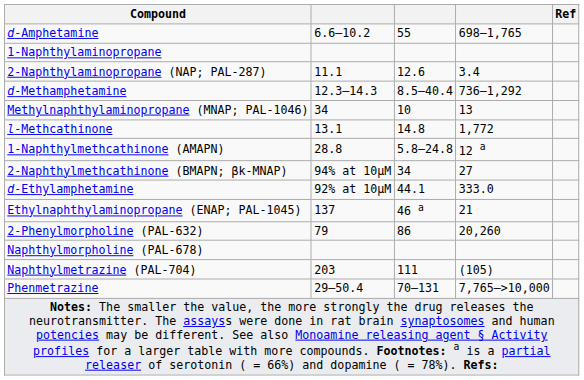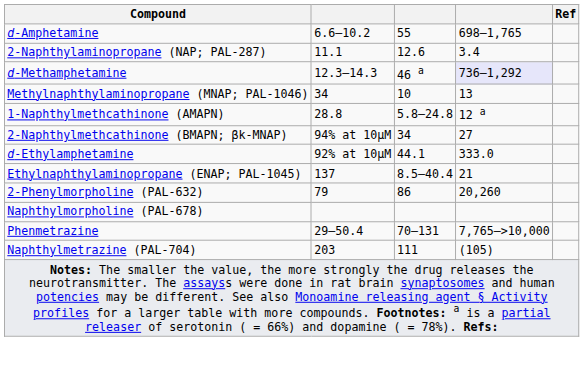- row: (84, 52)
(425, 91) 8.5–40.4 -> (410, 73) 46 a
(490, 91) no background -> (490, 73) lavender background
- row: (60, 129)
(410, 210) 46 a -> (425, 173) 8.5–40.4
rows swapped: (53, 289) <-> (102, 269)
